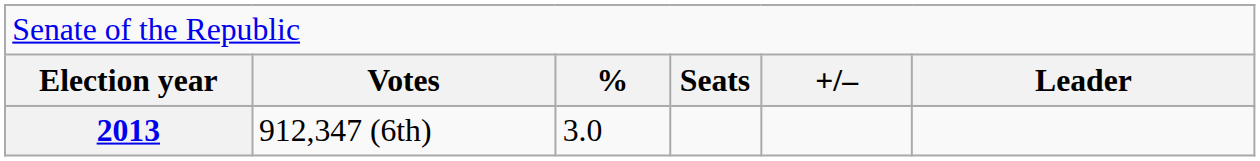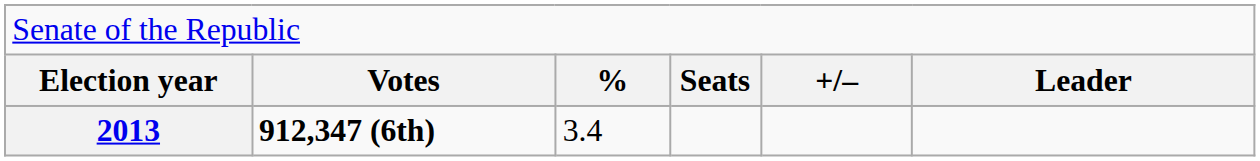(345, 130) normal -> (347, 130) bold
(583, 130) 3.0 -> (583, 130) 3.4
